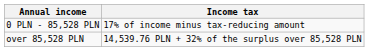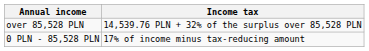rows swapped: (53, 25) <-> (45, 39)
